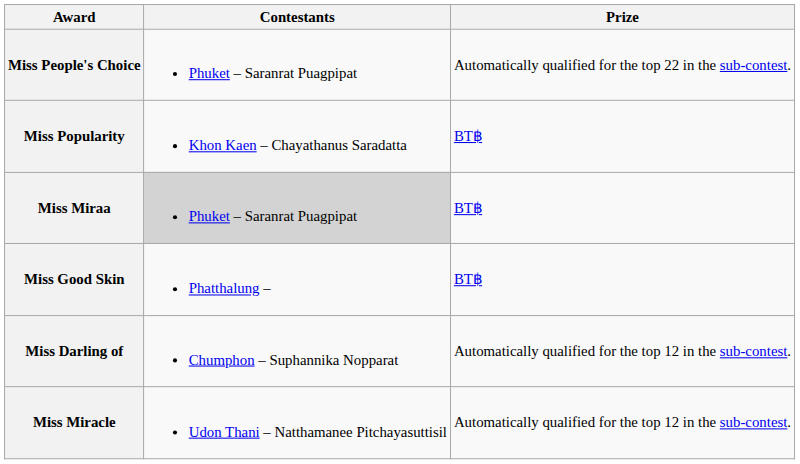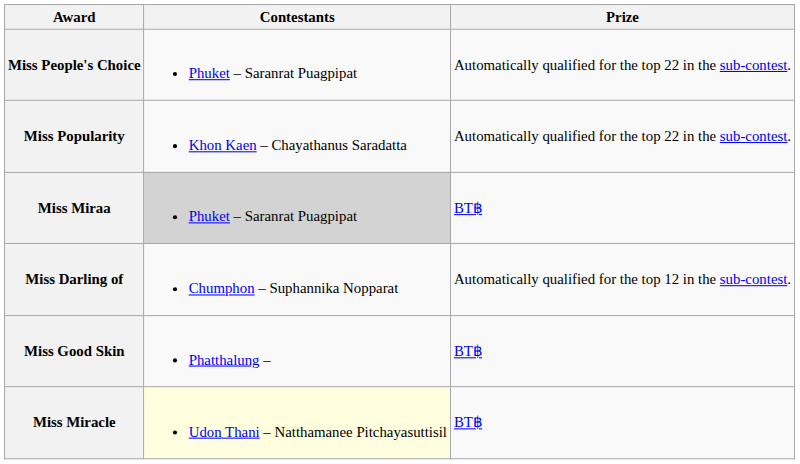(468, 136) BT฿ -> (622, 136) Automatically qualified for the top 22 in the sub-contest.
rows swapped: (74, 351) <-> (74, 280)
(297, 432) no background -> (297, 432) lightyellow background
(622, 423) Automatically qualified for the top 12 in the sub-contest. -> (468, 423) BT฿
